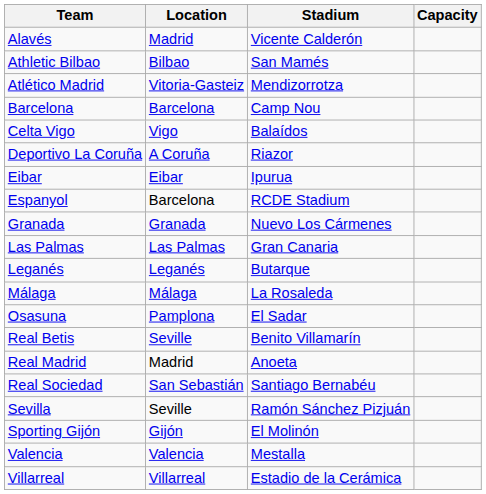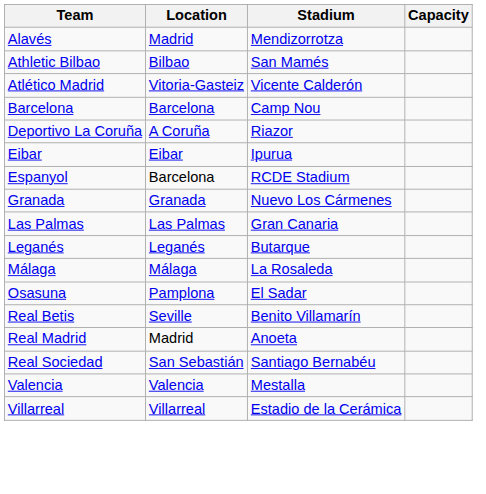(307, 39) Vicente Calderón -> (297, 39) Mendizorrotza
(297, 85) Mendizorrotza -> (307, 85) Vicente Calderón
- row: (41, 131)
- row: (29, 408)
- row: (54, 431)
